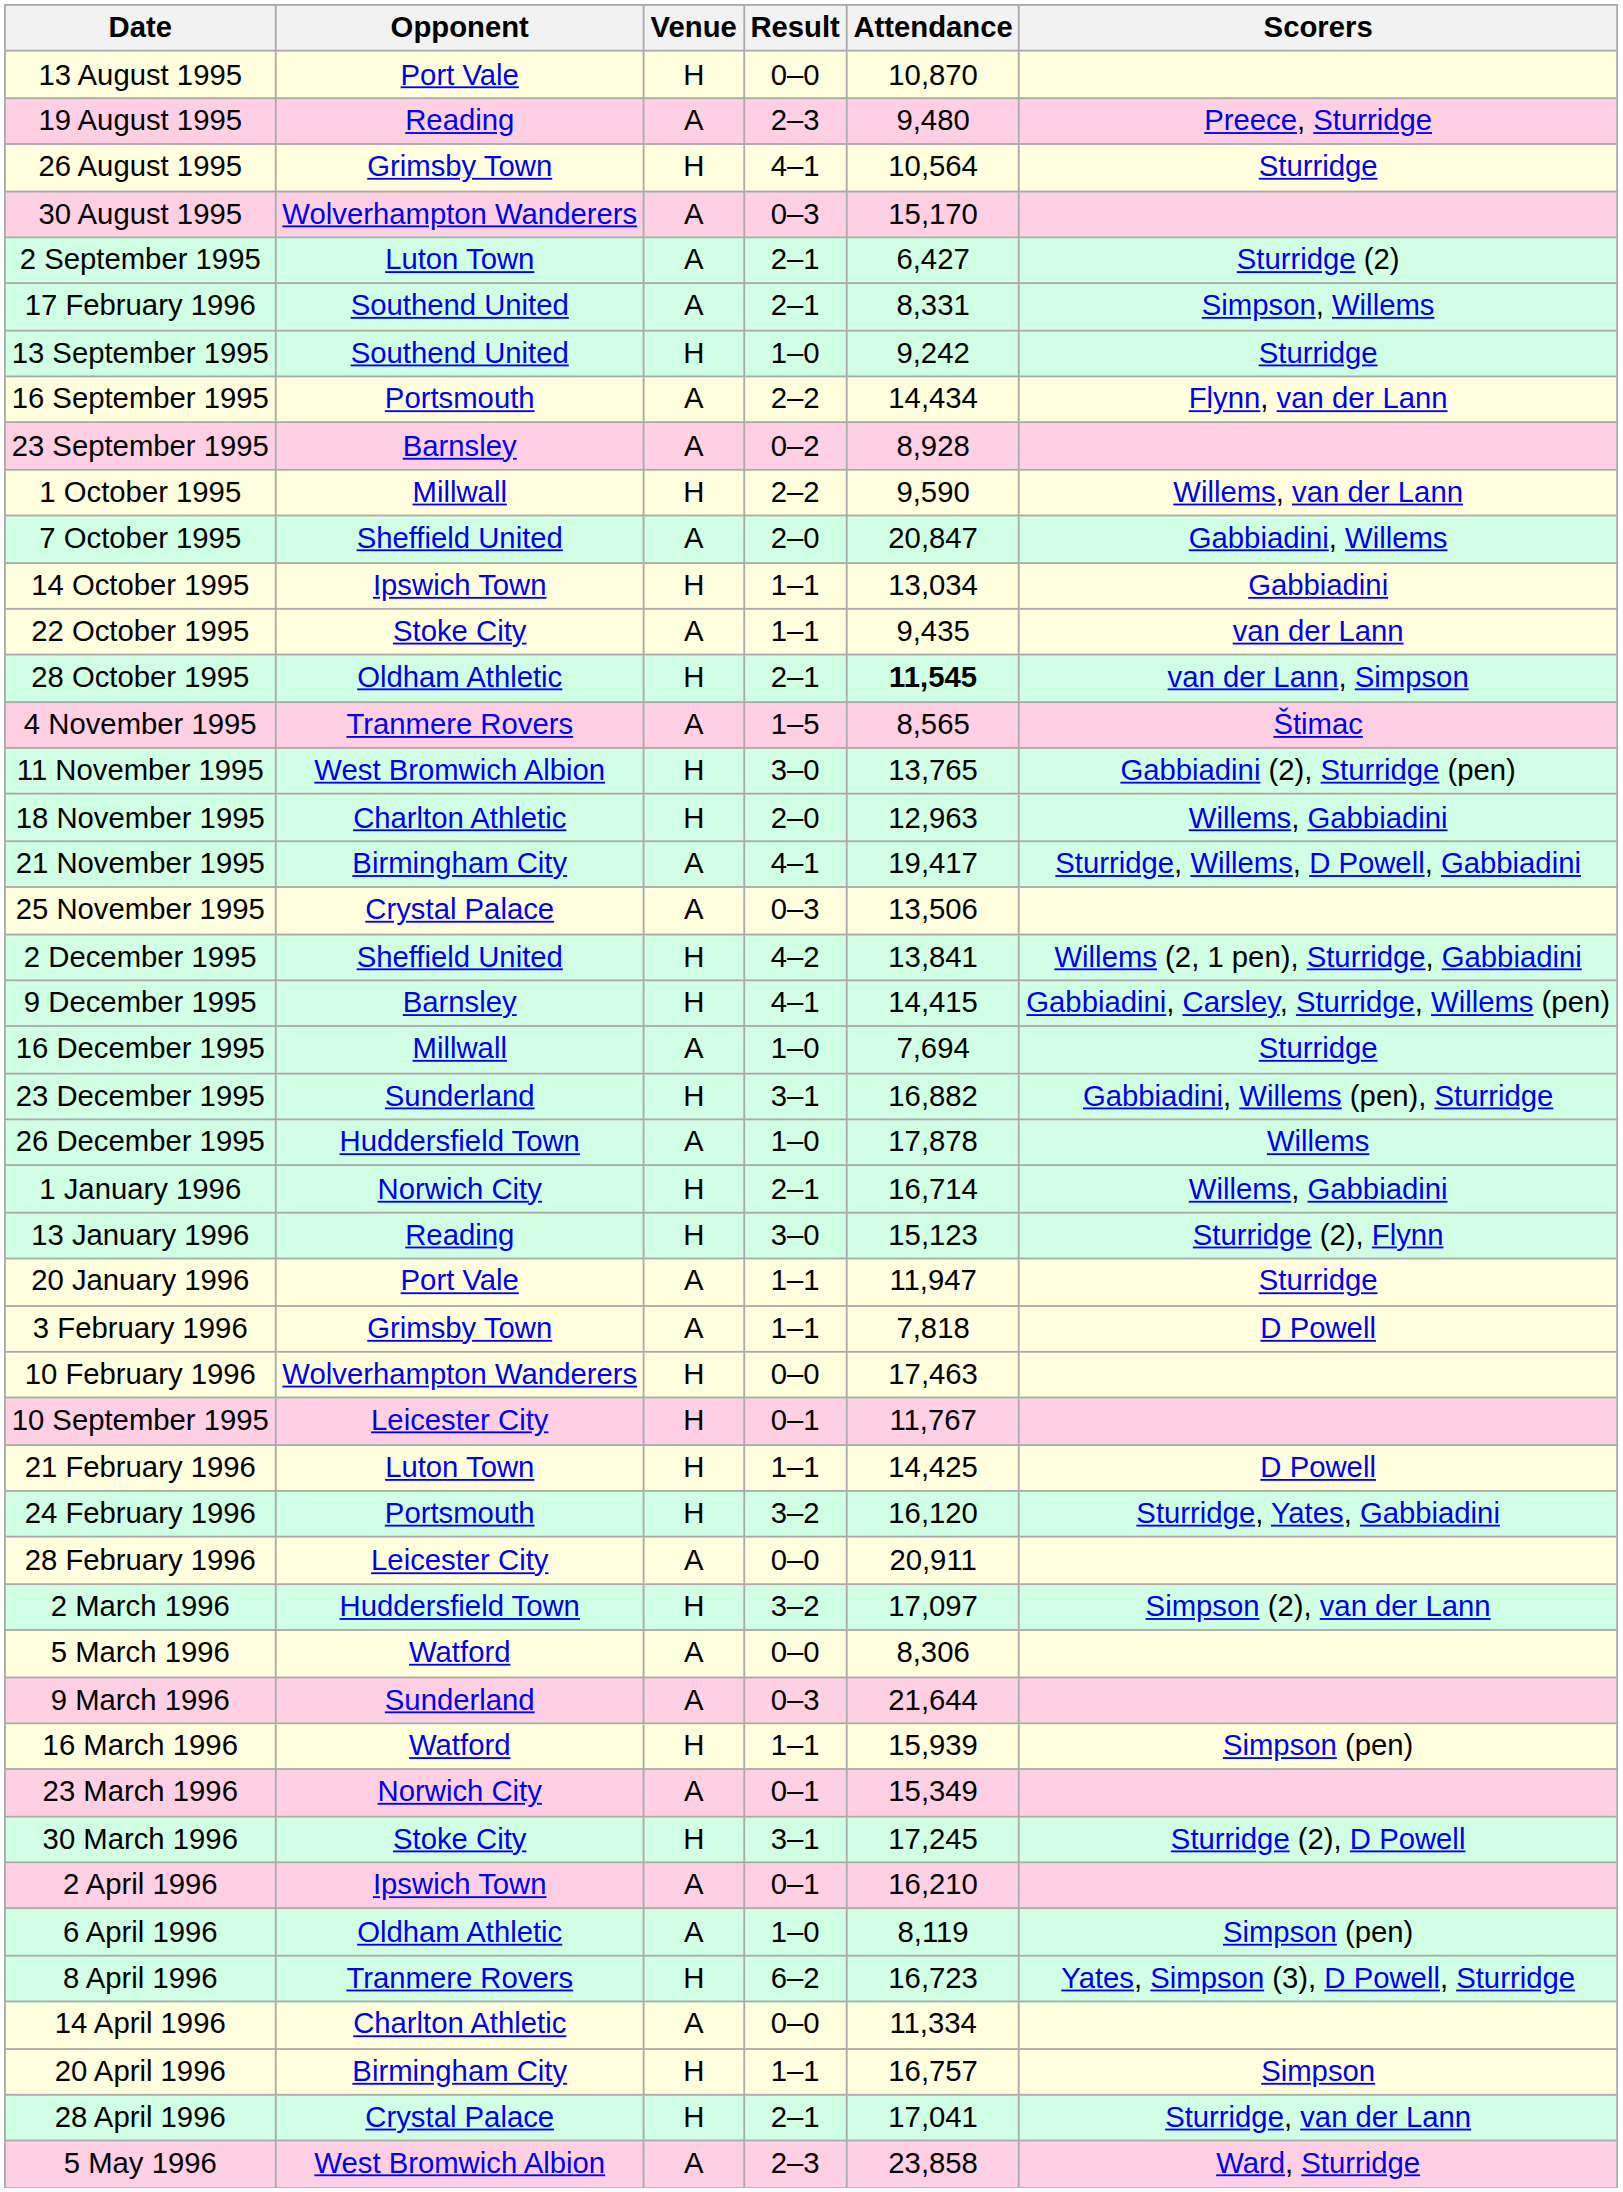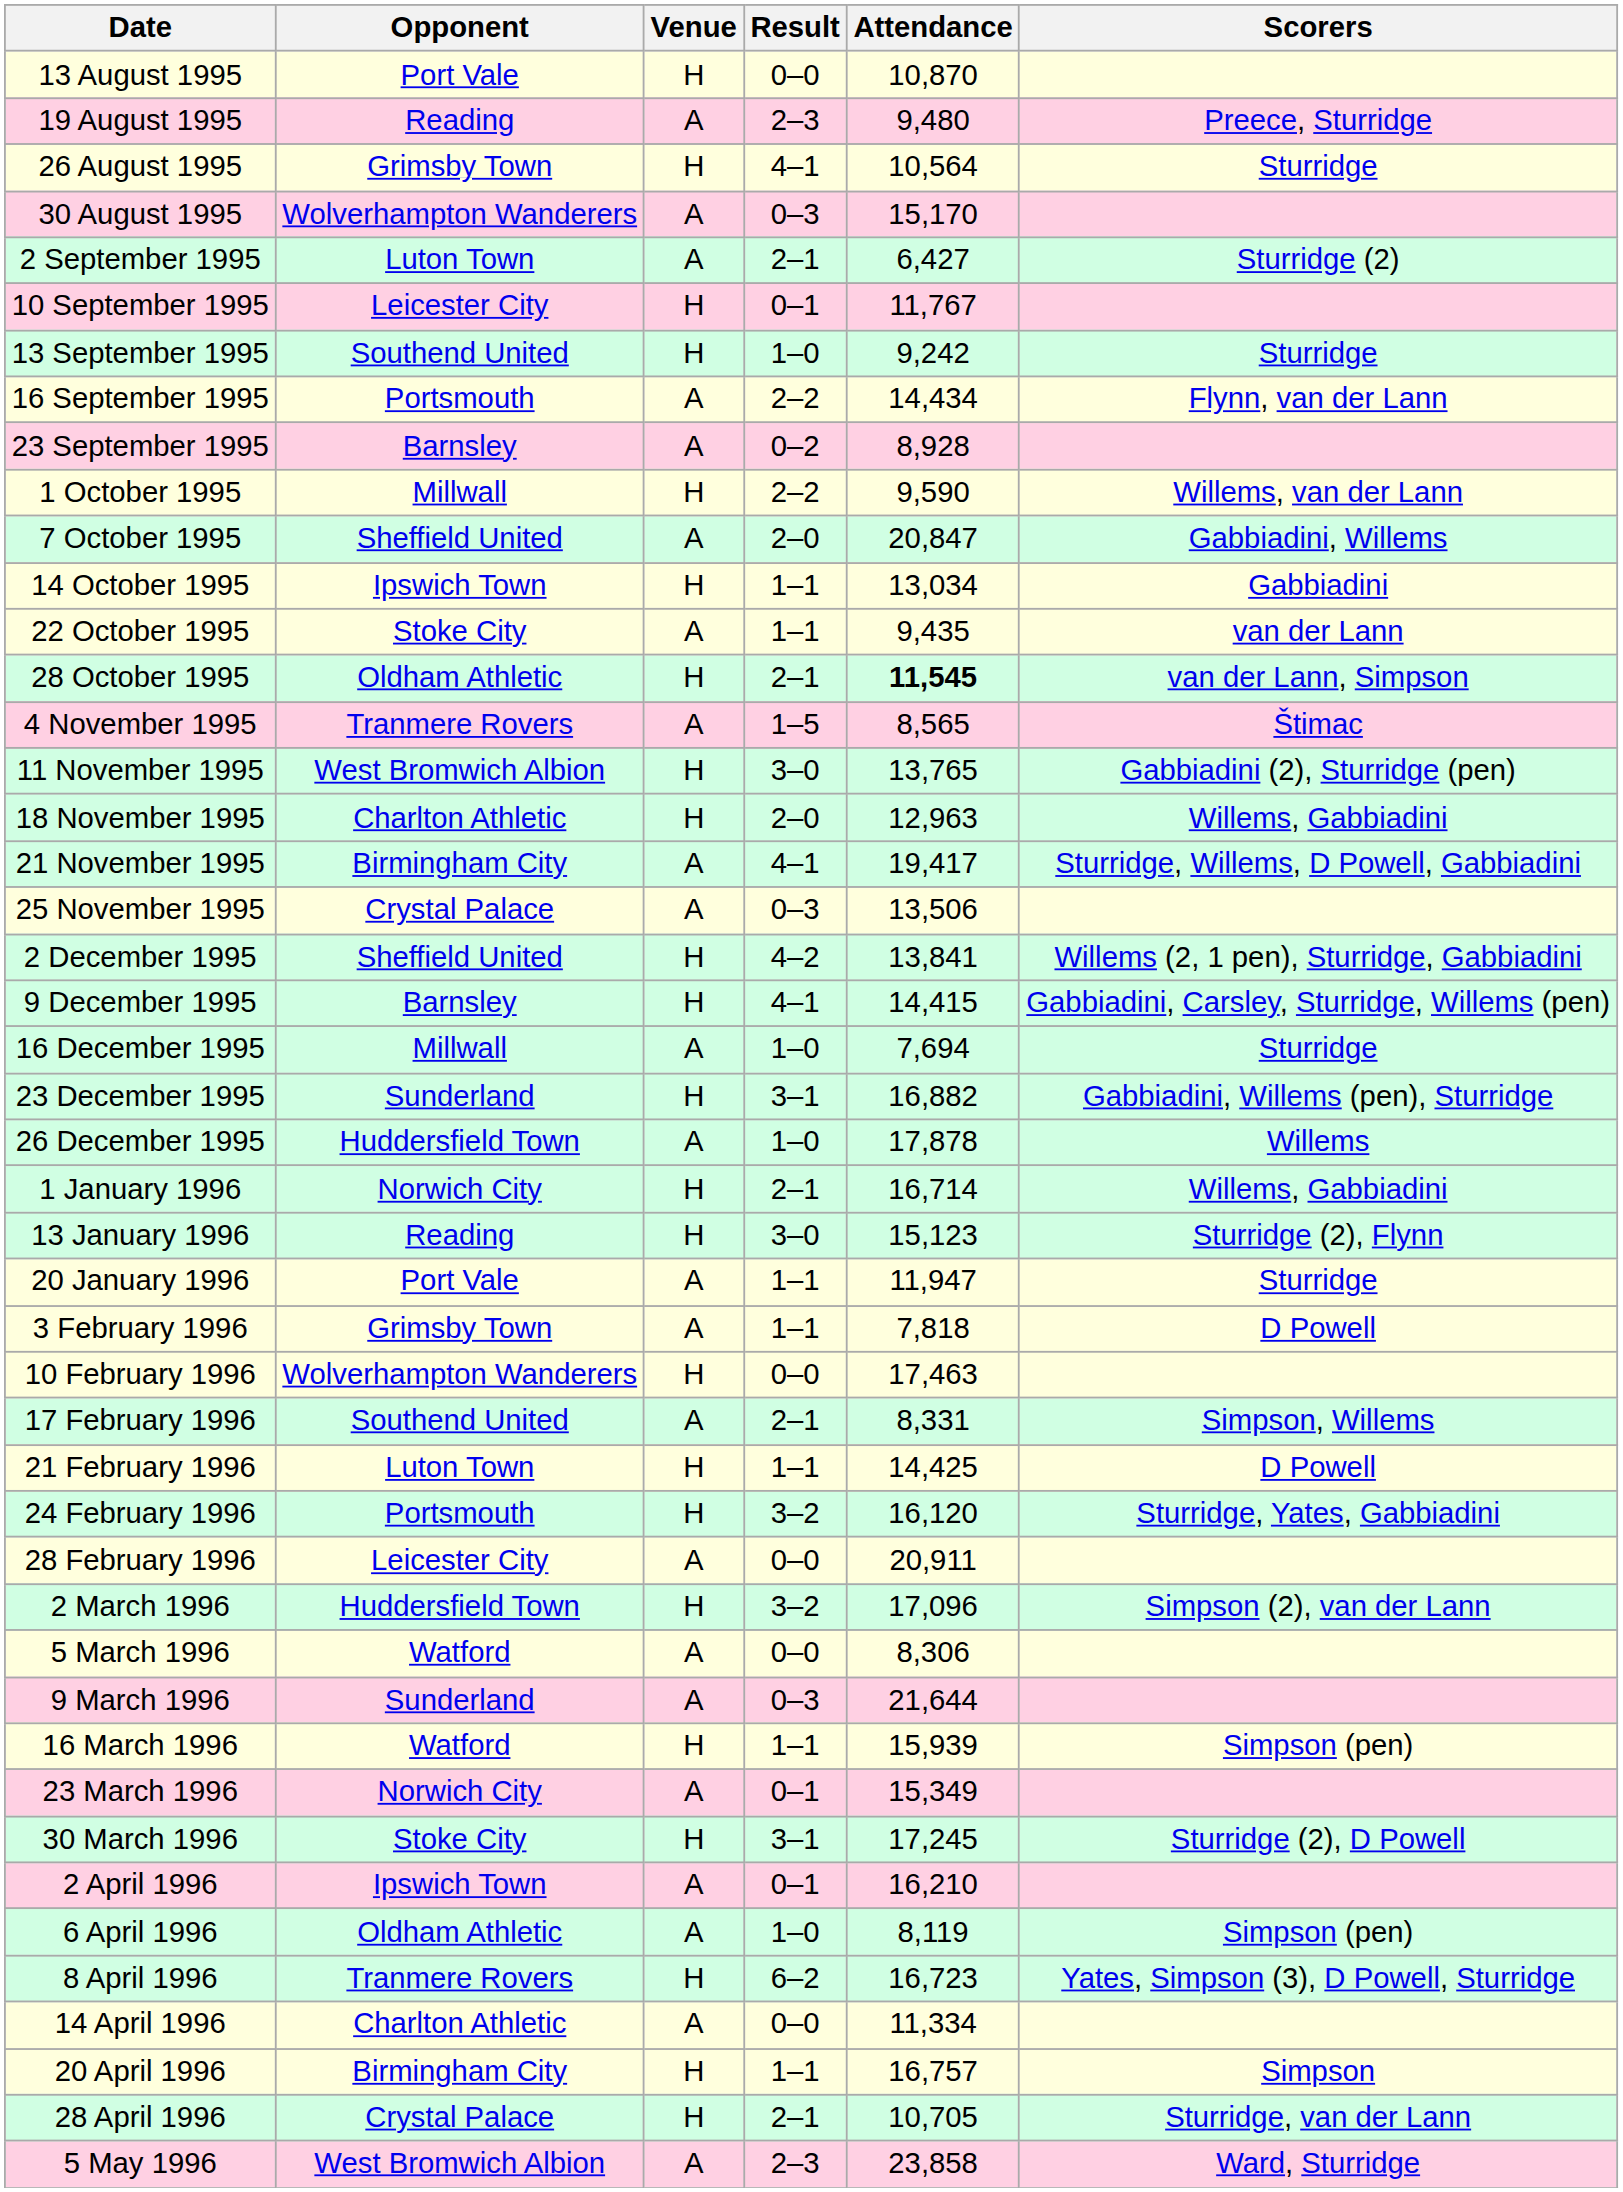rows swapped: (140, 1420) <-> (140, 306)
(933, 1606) 17,097 -> (933, 1606) 17,096
(933, 2117) 17,041 -> (933, 2117) 10,705
